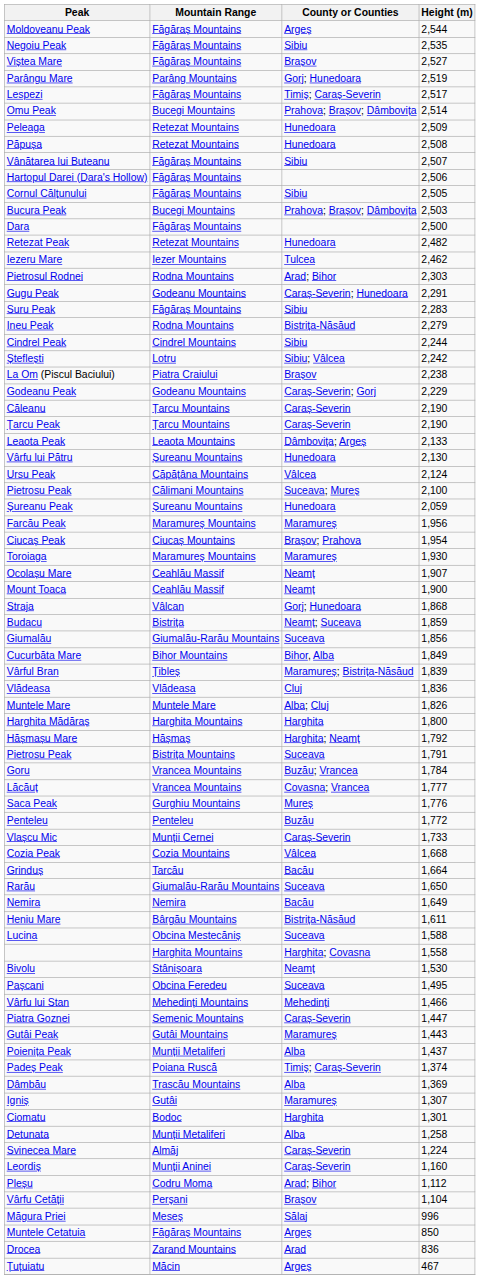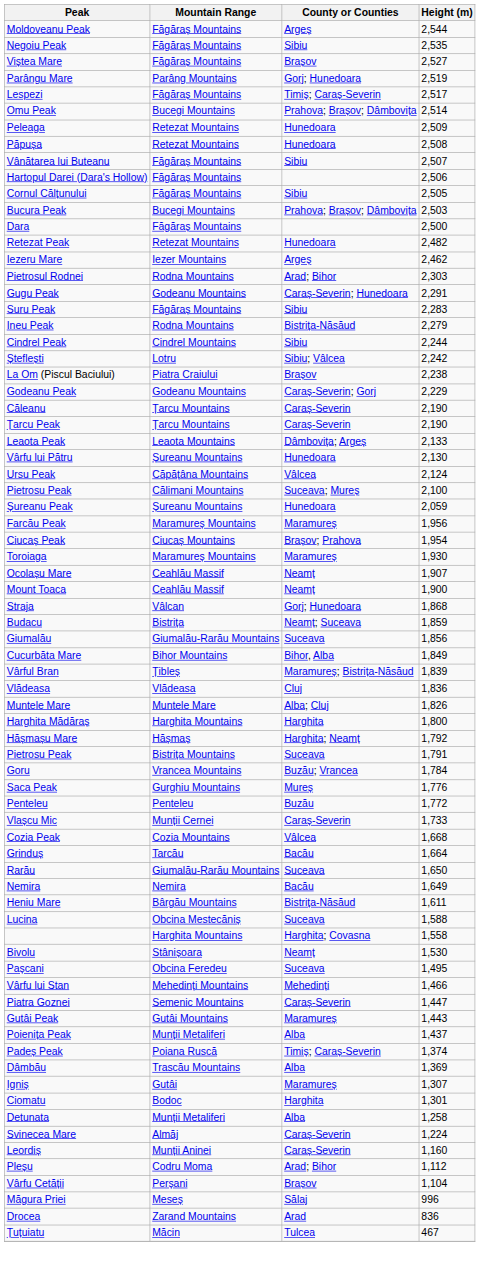(300, 260) Tulcea -> (298, 260) Argeș
- row: (22, 787)
- row: (46, 1233)
(298, 1266) Argeș -> (300, 1233) Tulcea
